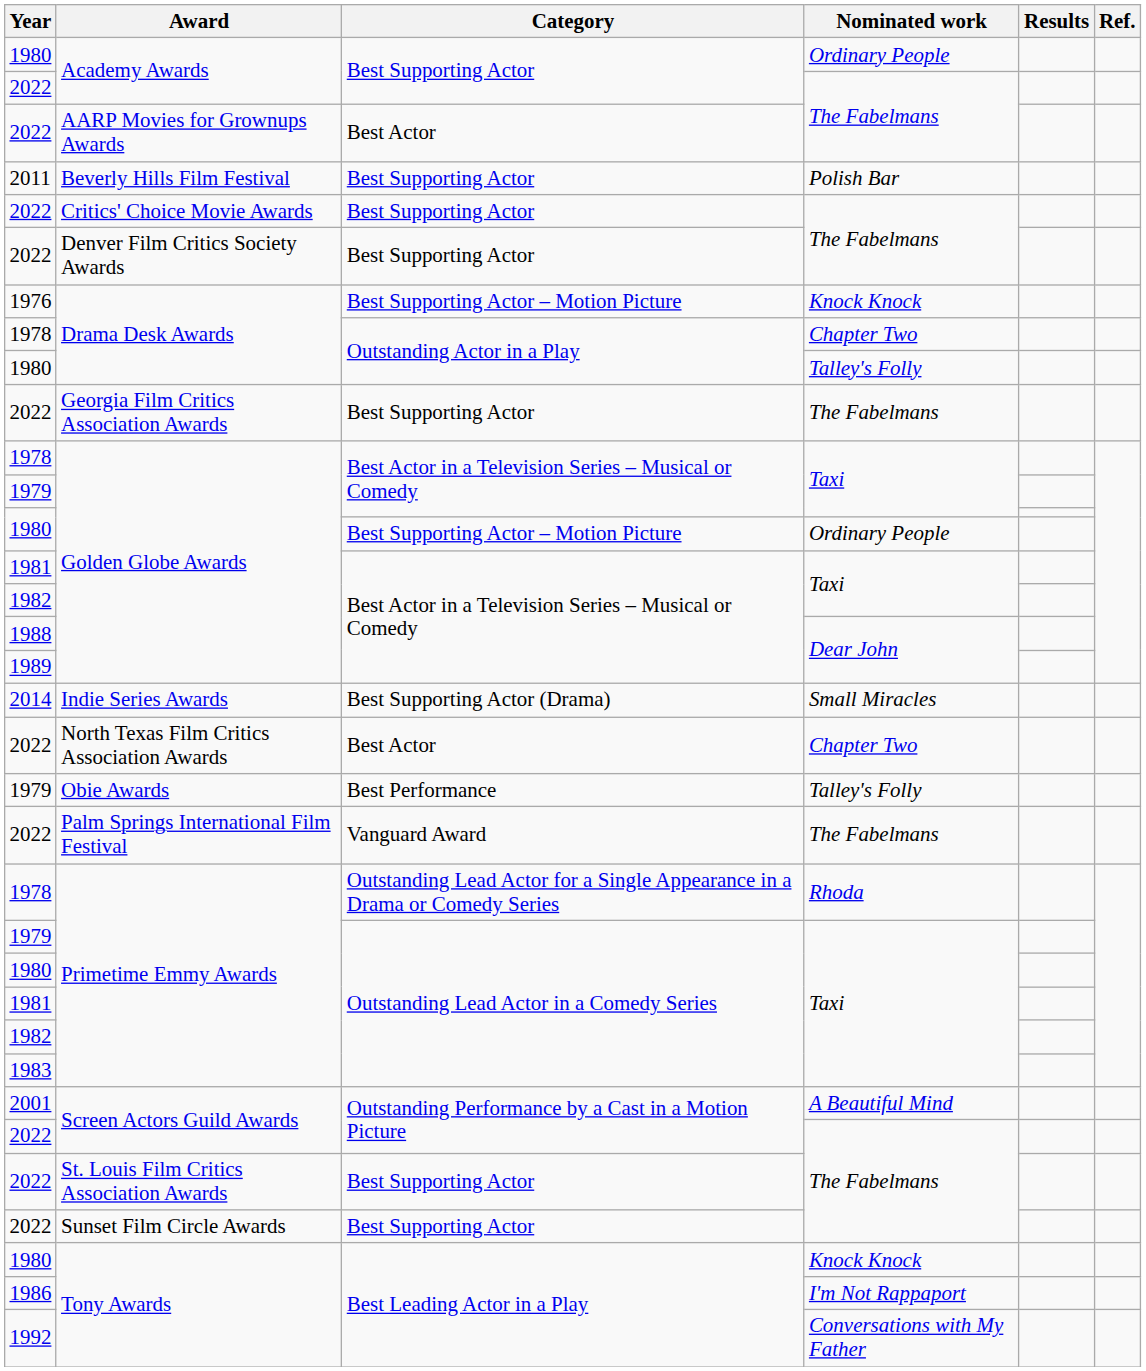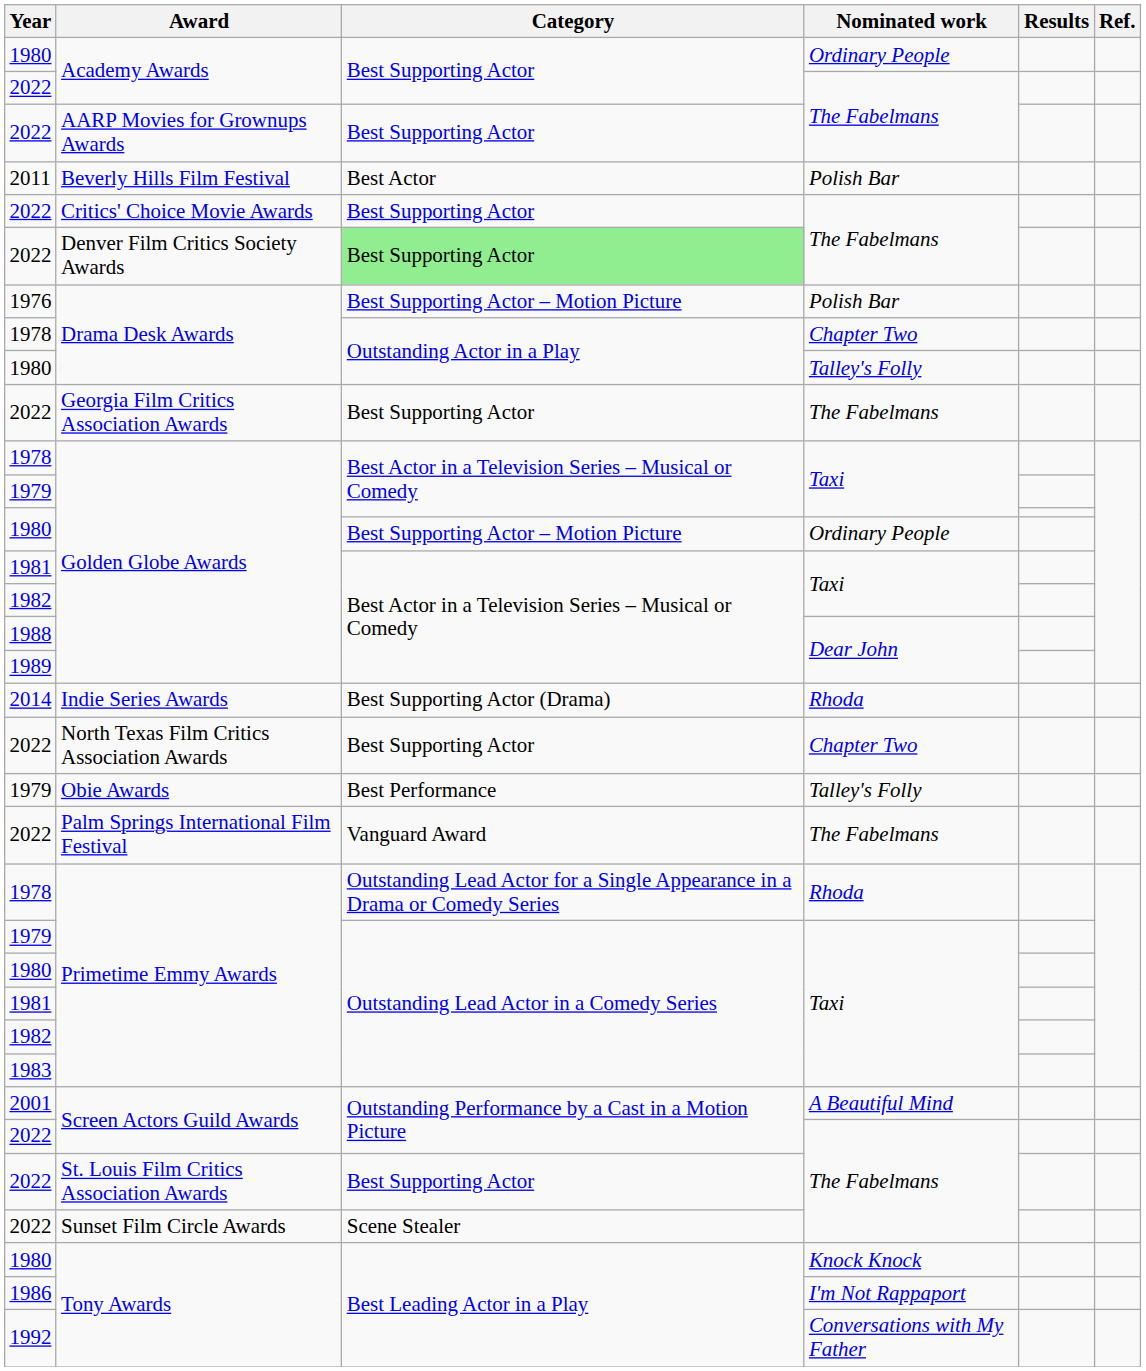(391, 132) Best Actor -> (441, 132) Best Supporting Actor
(441, 177) Best Supporting Actor -> (391, 177) Best Actor
(441, 255) no background -> (441, 255) lightgreen background
(865, 300) Knock Knock -> (854, 300) Polish Bar
(873, 699) Small Miracles -> (836, 699) Rhoda
(391, 744) Best Actor -> (441, 744) Best Supporting Actor
(441, 1226) Best Supporting Actor -> (404, 1226) Scene Stealer
